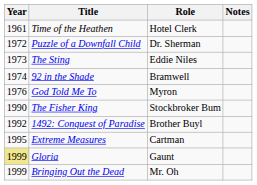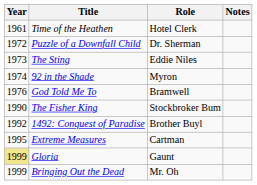(169, 76) Bramwell -> (163, 76) Myron
(163, 92) Myron -> (169, 92) Bramwell
